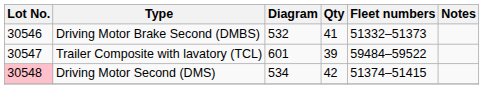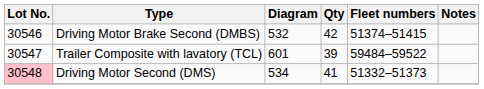(331, 34) 41 -> (331, 34) 42
(388, 34) 51332–51373 -> (388, 34) 51374–51415
(331, 73) 42 -> (331, 73) 41
(388, 73) 51374–51415 -> (388, 73) 51332–51373
